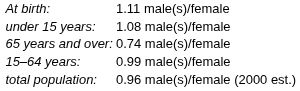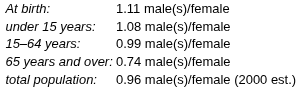rows swapped: (43, 62) <-> (59, 44)
